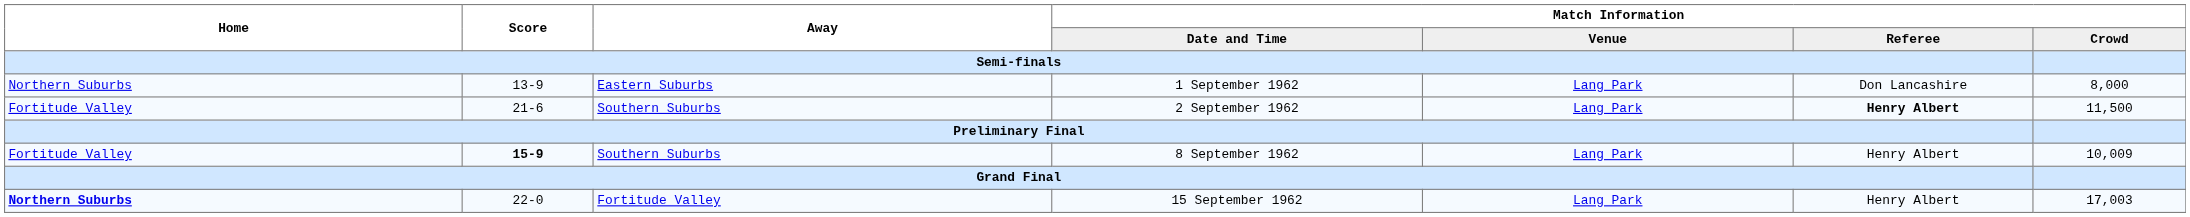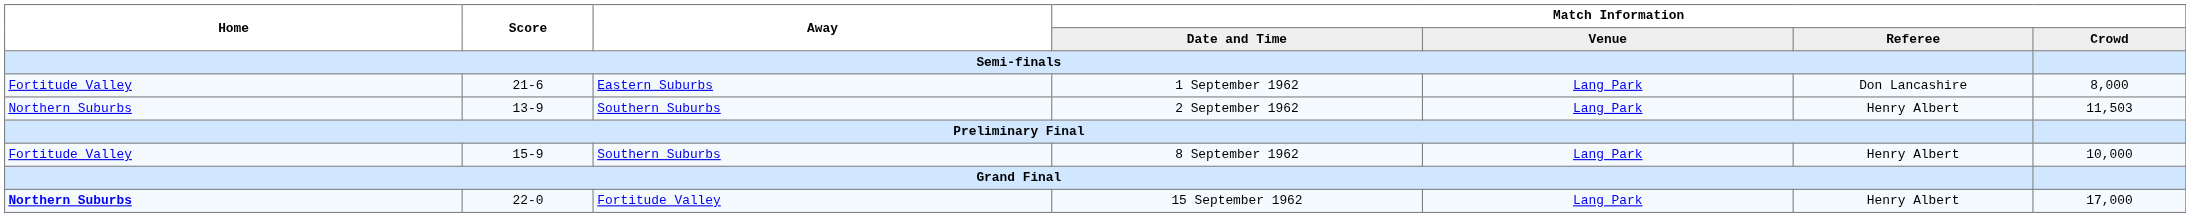(70, 85) Northern Suburbs -> (70, 85) Fortitude Valley
(528, 85) 13-9 -> (528, 85) 21-6
(70, 109) Fortitude Valley -> (70, 109) Northern Suburbs
(528, 109) 21-6 -> (528, 109) 13-9
(1913, 109) bold -> (1913, 109) normal
(2109, 109) 11,500 -> (2109, 109) 11,503
(528, 155) bold -> (528, 155) normal
(2109, 155) 10,009 -> (2109, 155) 10,000
(2109, 201) 17,003 -> (2109, 201) 17,000
